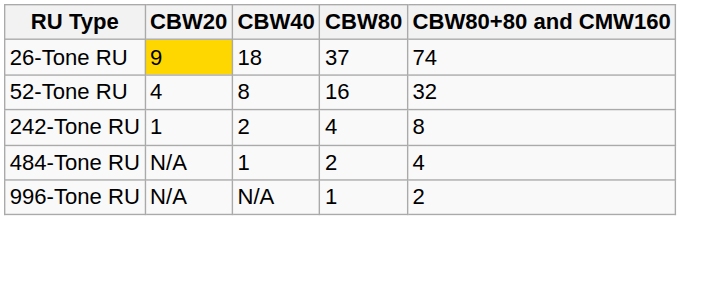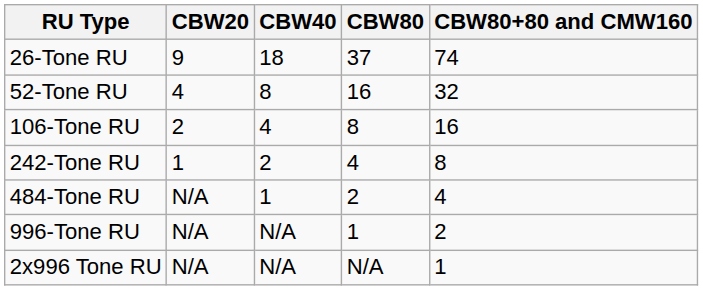(156, 57) gold background -> (178, 57) no background
+ row: (75, 127)
+ row: (86, 267)
